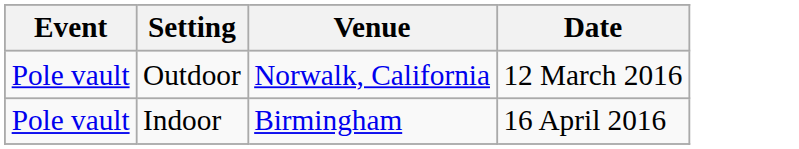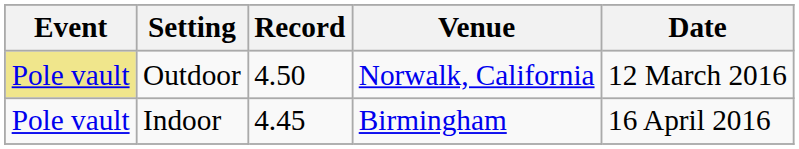+ column: (300, 27)
(71, 74) no background -> (71, 74) khaki background
